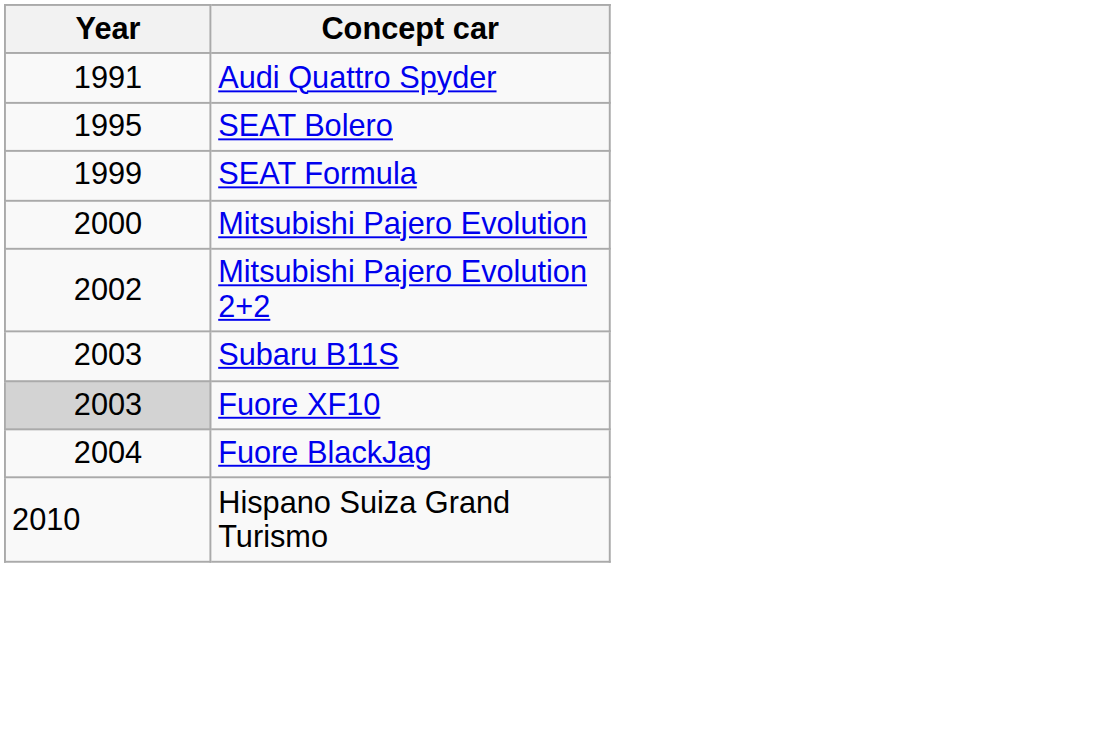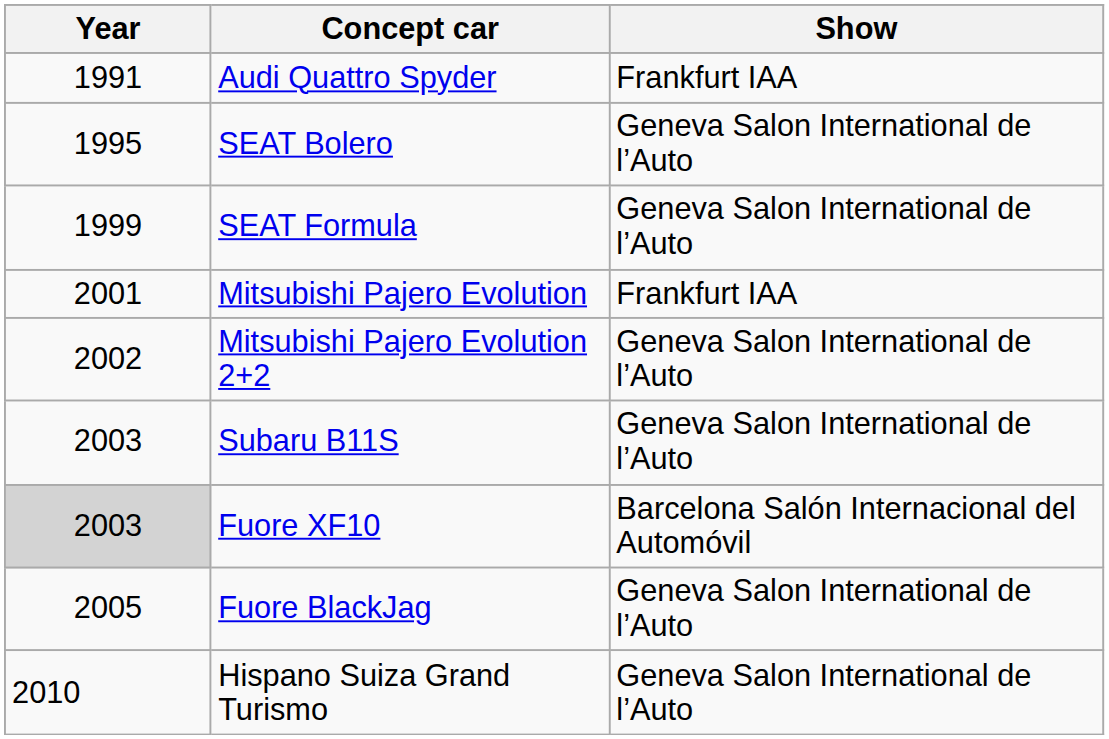+ column: (856, 28)
(108, 223) 2000 -> (108, 292) 2001
(108, 453) 2004 -> (108, 608) 2005
